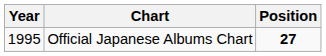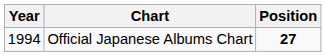(24, 39) 1995 -> (24, 39) 1994
